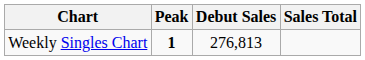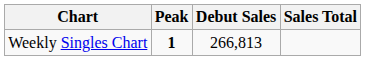(236, 42) 276,813 -> (236, 42) 266,813
